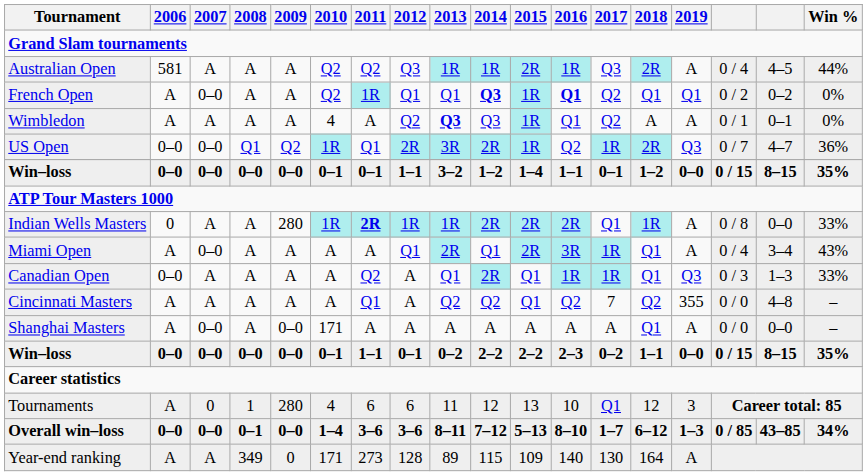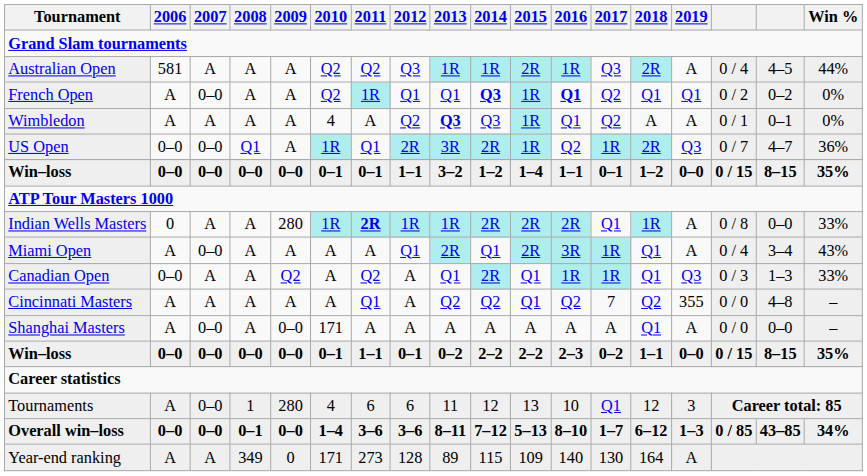(291, 146) Q2 -> (291, 146) A
(291, 276) A -> (291, 276) Q2
(210, 405) 0 -> (210, 405) 0–0
